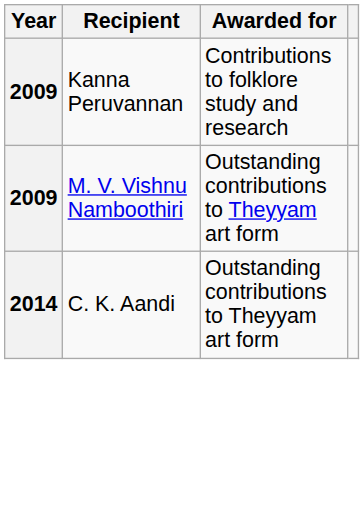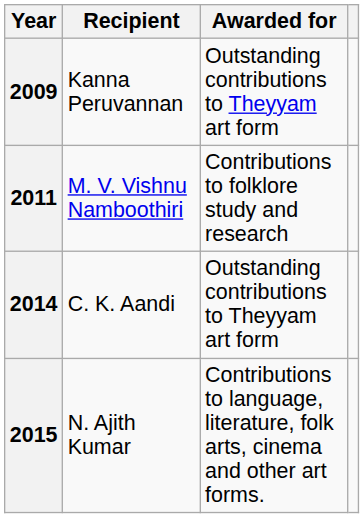(268, 91) Contributions to folklore study and research -> (266, 91) Outstanding contributions to Theyyam art form
(34, 198) 2009 -> (34, 198) 2011
(266, 198) Outstanding contributions to Theyyam art form -> (268, 198) Contributions to folklore study and research
+ row: (102, 434)
